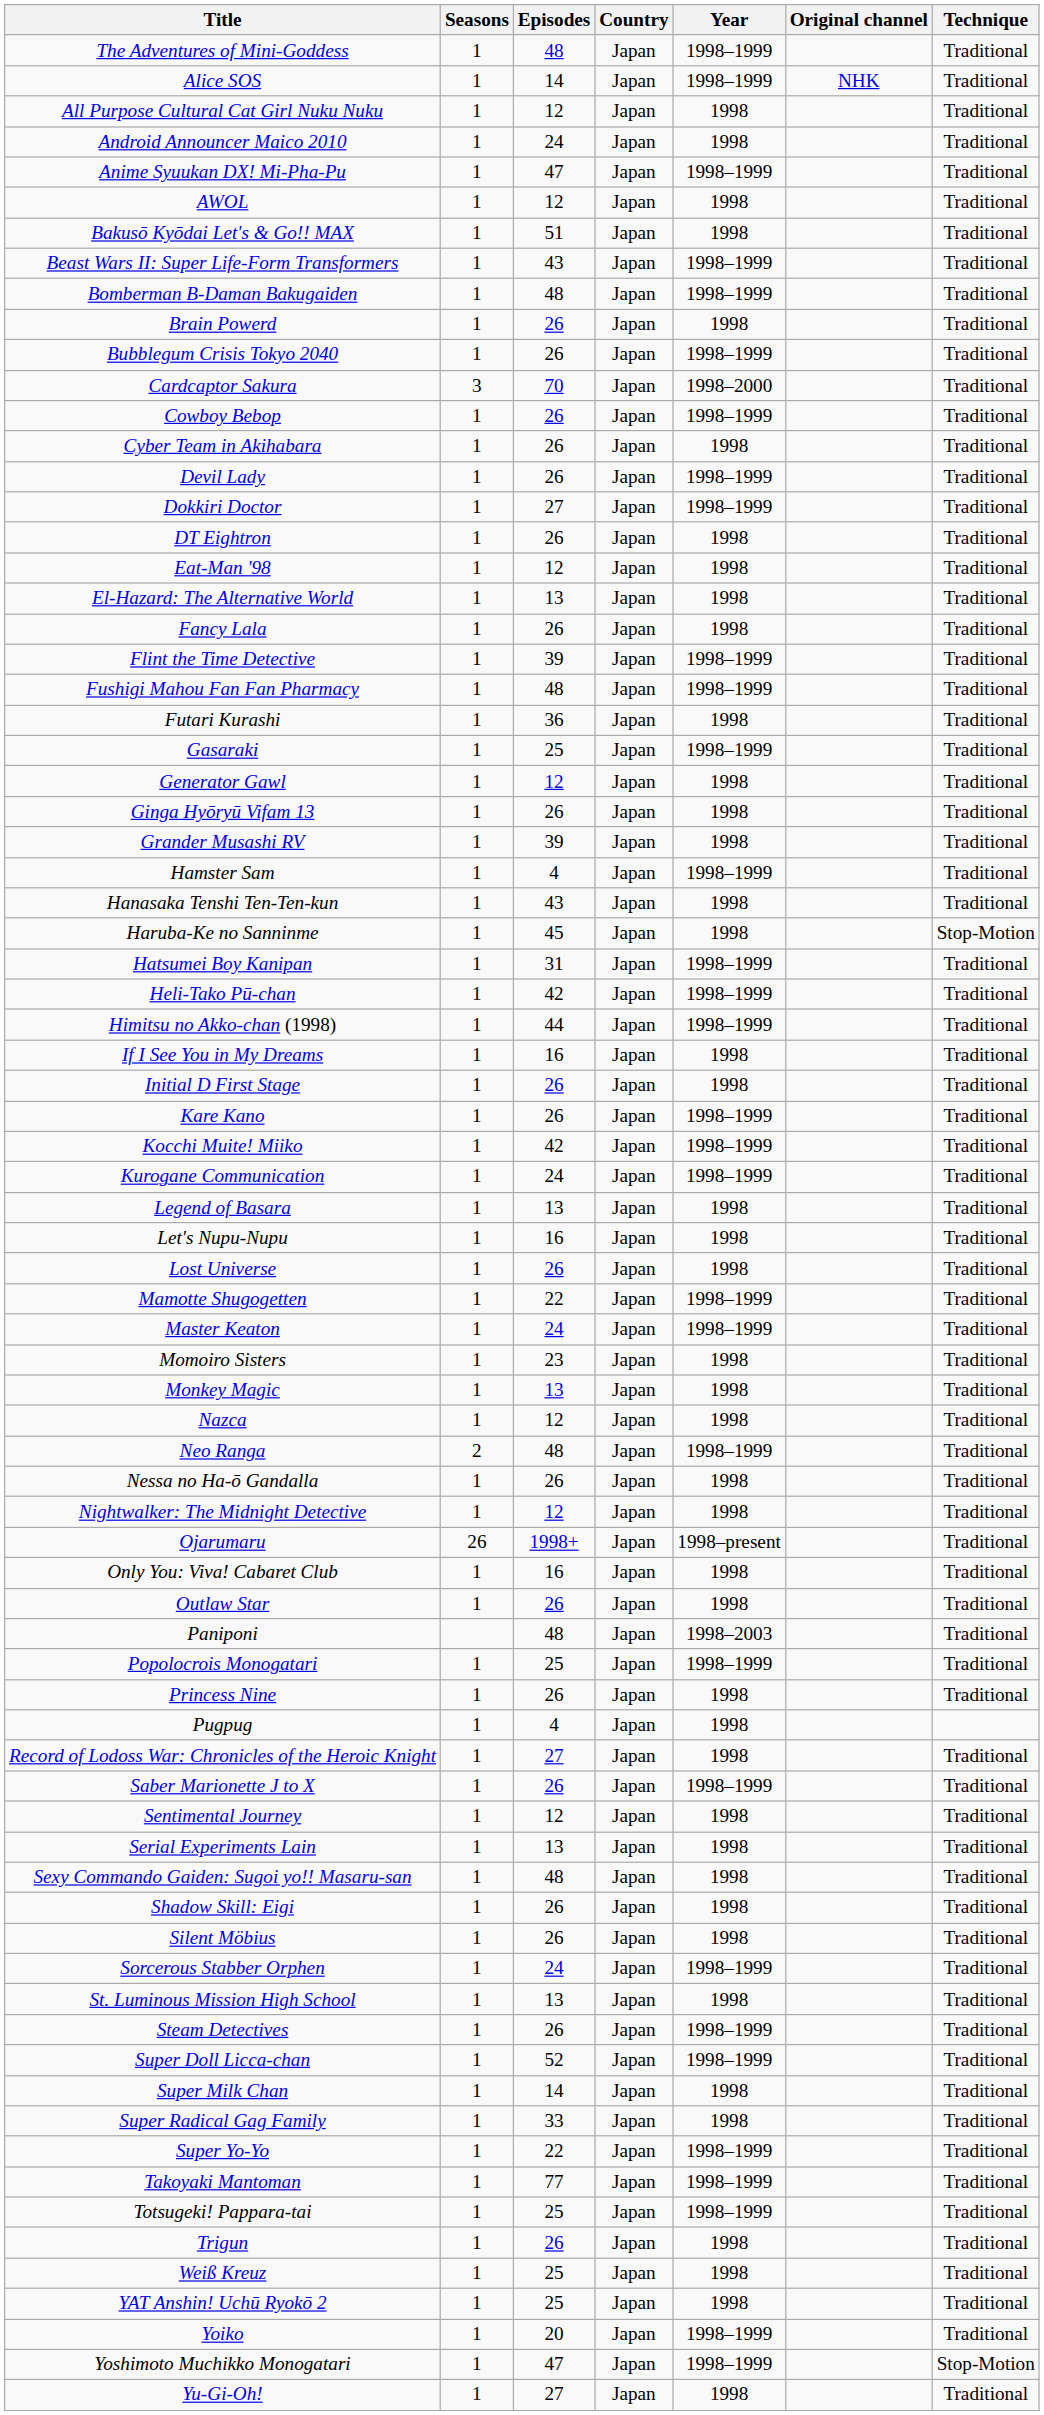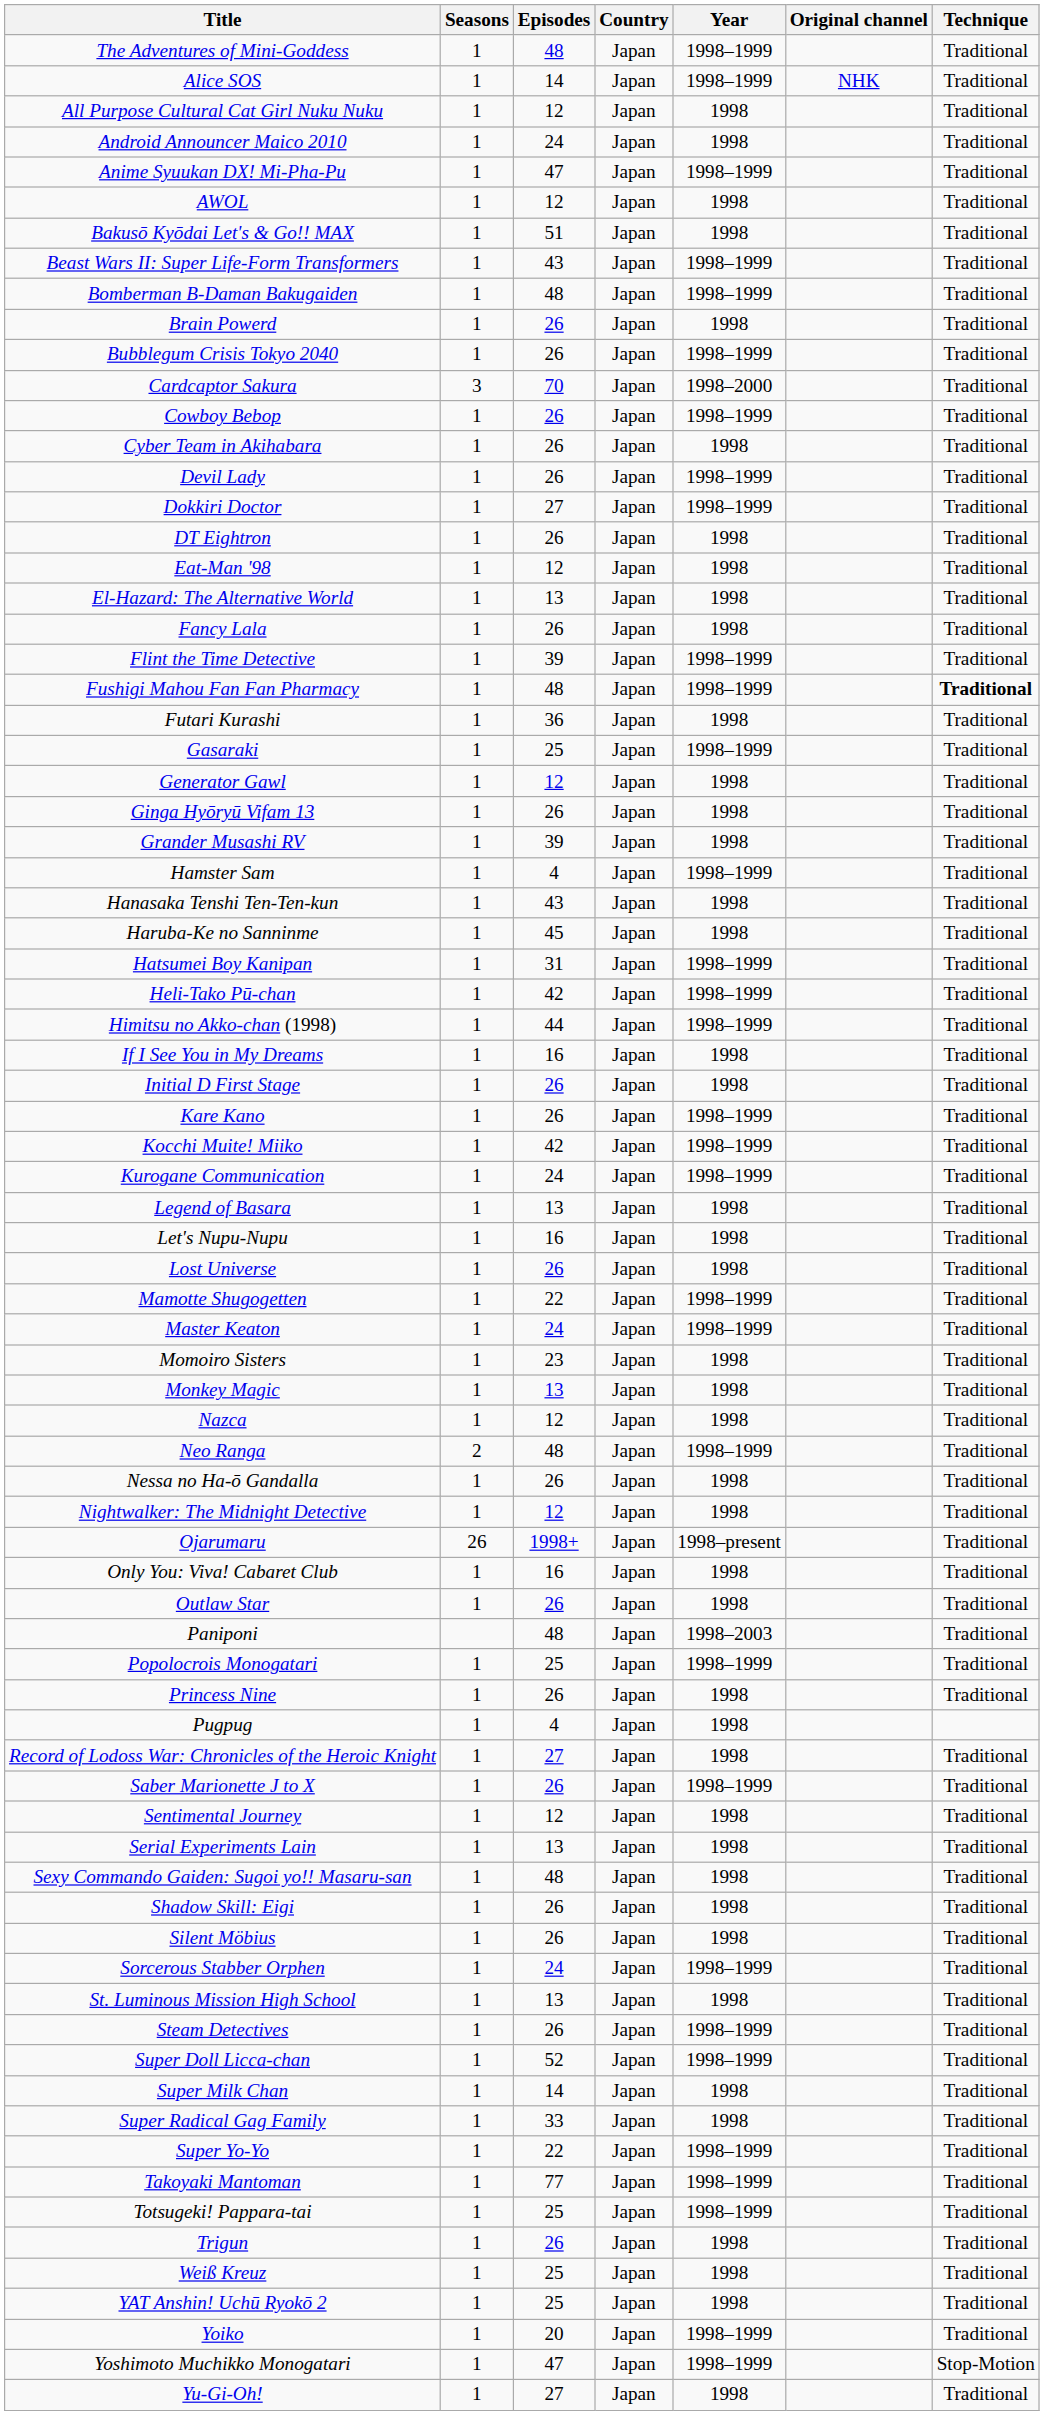(986, 689) normal -> (986, 689) bold
(986, 933) Stop-Motion -> (986, 933) Traditional
